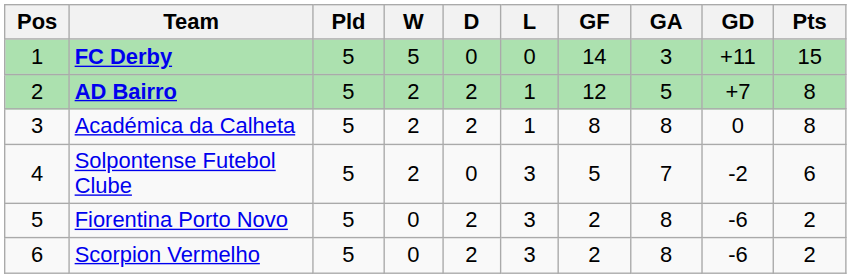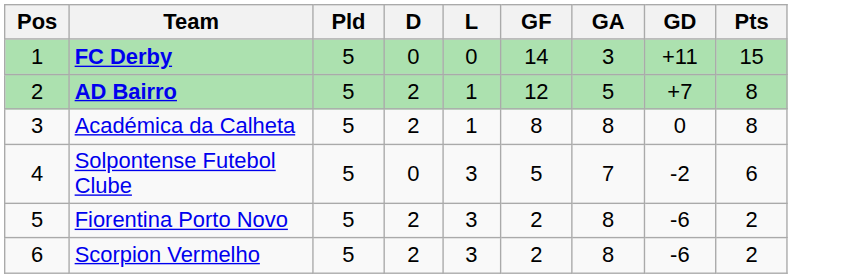- column: (413, 21)
